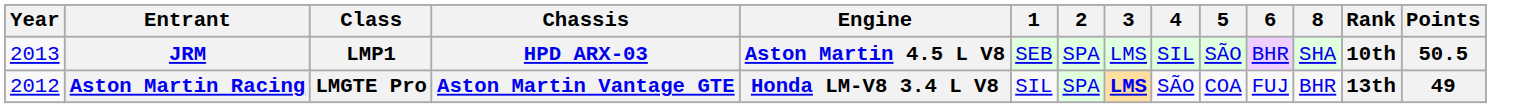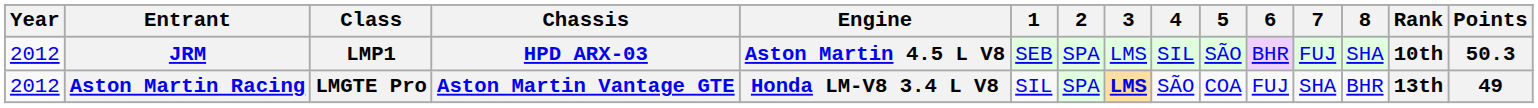+ column: (1318, 21)
(35, 54) 2013 -> (35, 54) 2012
(1443, 54) 50.5 -> (1491, 54) 50.3
